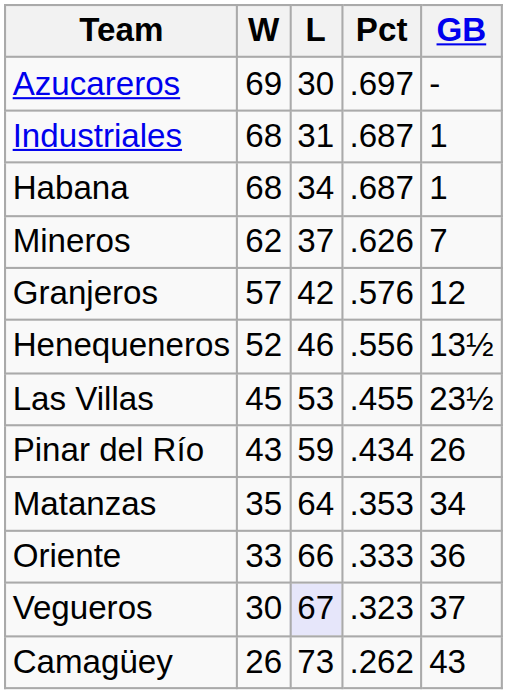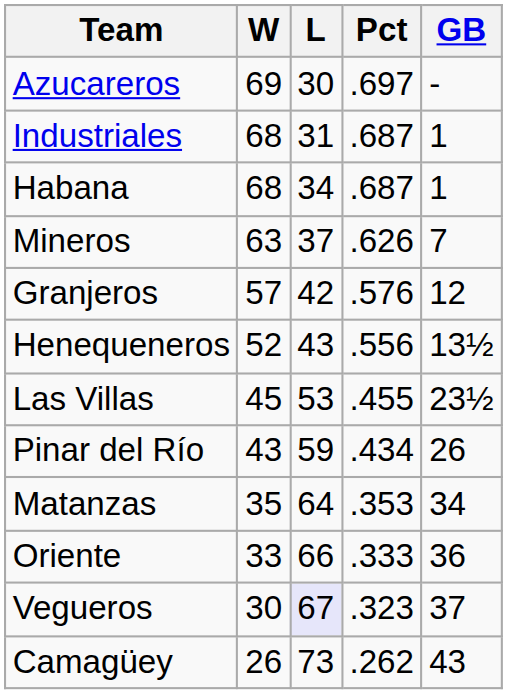(264, 240) 62 -> (264, 240) 63
(316, 345) 46 -> (316, 345) 43
